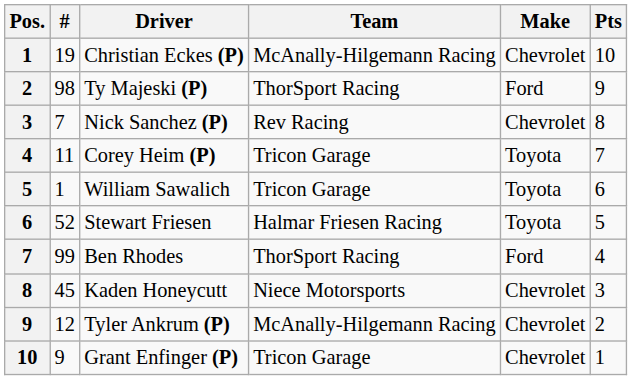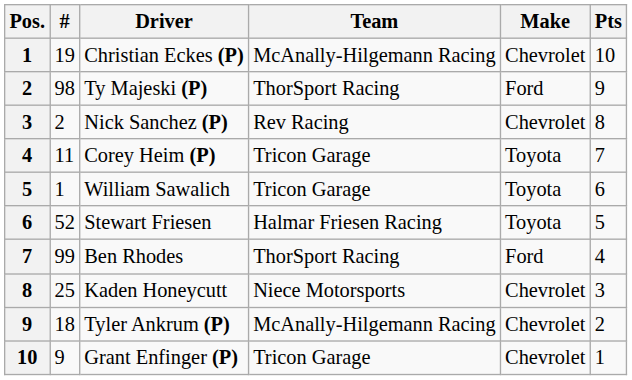(60, 122) 7 -> (60, 122) 2
(65, 290) 45 -> (65, 290) 25
(65, 323) 12 -> (65, 323) 18
